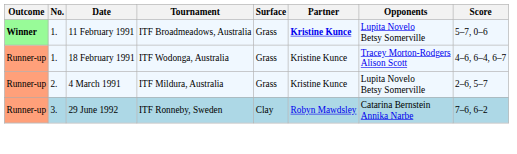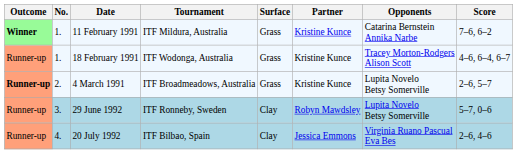(195, 32) ITF Broadmeadows, Australia -> (185, 32) ITF Mildura, Australia
(321, 32) bold -> (323, 32) normal
(393, 32) Lupita Novelo Betsy Somerville -> (400, 32) Catarina Bernstein Annika Narbe
(471, 32) 5–7, 0–6 -> (475, 32) 7–6, 6–2
(26, 83) normal -> (28, 83) bold
(181, 83) ITF Mildura, Australia -> (199, 83) ITF Broadmeadows, Australia
(396, 109) Catarina Bernstein Annika Narbe -> (397, 109) Lupita Novelo Betsy Somerville
(471, 109) 7–6, 6–2 -> (475, 109) 5–7, 0–6
+ row: (96, 135)
